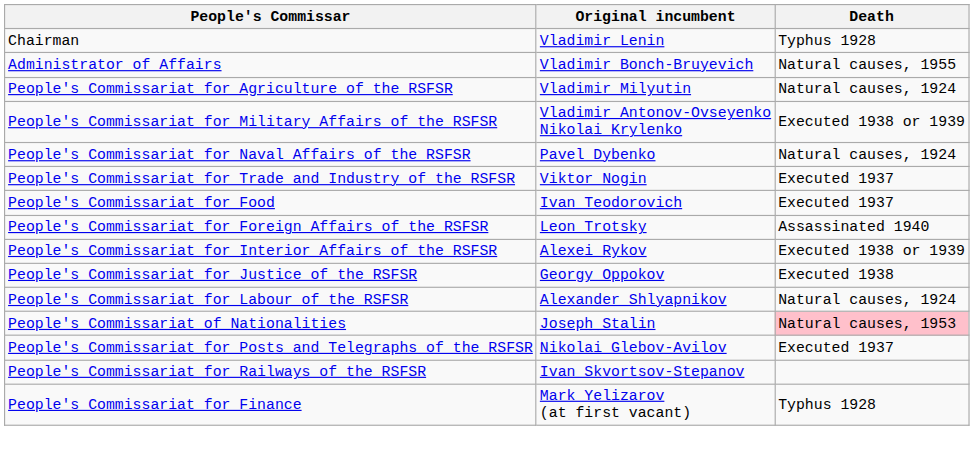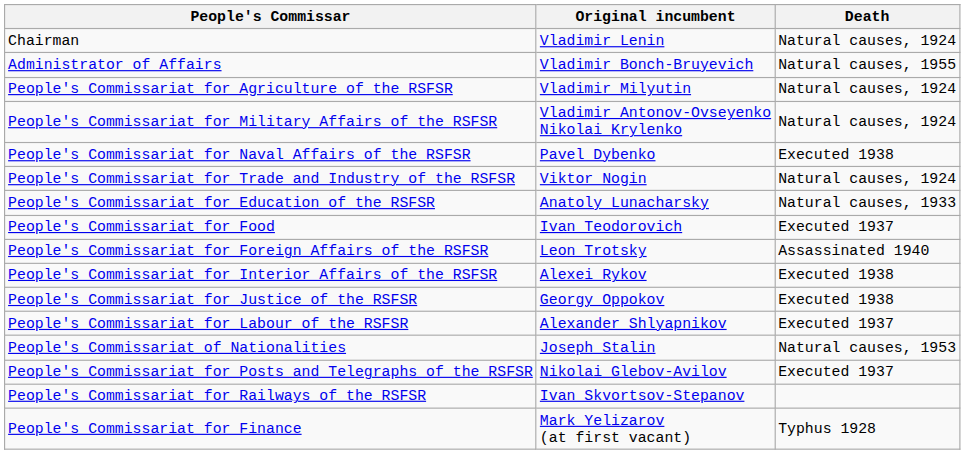(827, 41) Typhus 1928 -> (867, 41) Natural causes, 1924
(872, 122) Executed 1938 or 1939 -> (867, 122) Natural causes, 1924
(867, 155) Natural causes, 1924 -> (836, 155) Executed 1938
(836, 179) Executed 1937 -> (867, 179) Natural causes, 1924
+ row: (222, 203)
(872, 251) Executed 1938 or 1939 -> (836, 275) Executed 1938
(867, 299) Natural causes, 1924 -> (836, 324) Executed 1937
(867, 324) pink background -> (867, 348) no background
